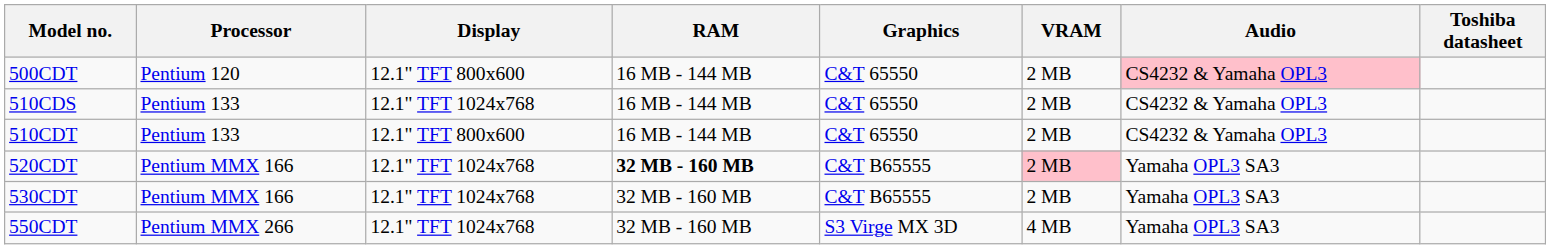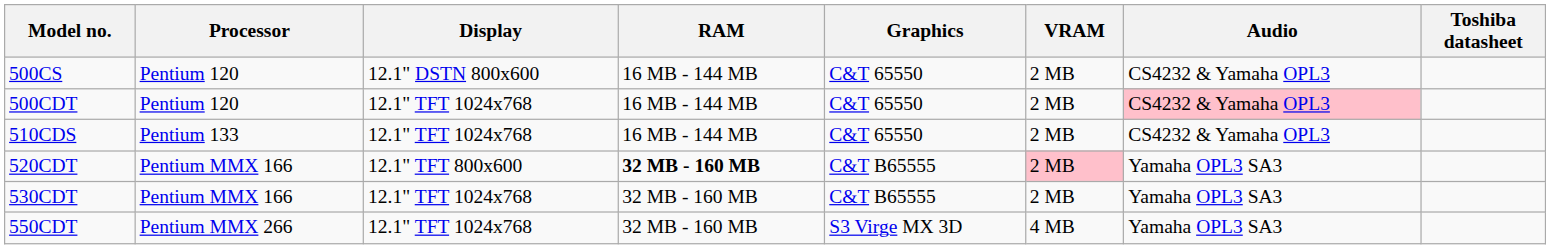+ row: (36, 72)
(448, 72) 12.1" TFT 800x600 -> (450, 103) 12.1" TFT 1024x768
- row: (43, 134)
(452, 165) 12.1" TFT 1024x768 -> (445, 165) 12.1" TFT 800x600
